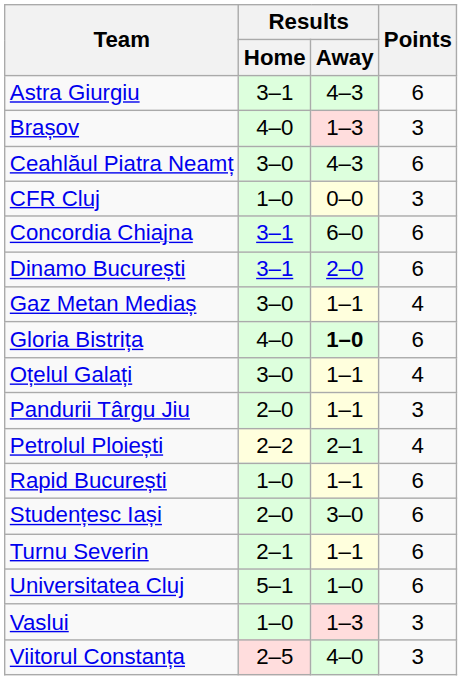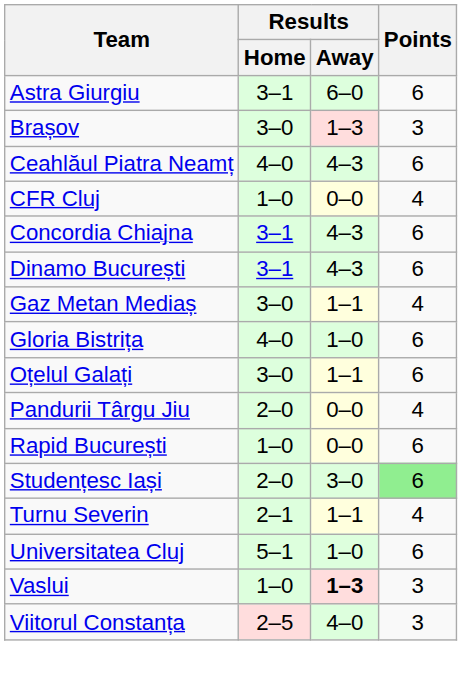(345, 92) 4–3 -> (345, 92) 6–0
(275, 127) 4–0 -> (275, 127) 3–0
(275, 163) 3–0 -> (275, 163) 4–0
(418, 198) 3 -> (418, 198) 4
(345, 233) 6–0 -> (345, 233) 4–3
(345, 269) 2–0 -> (345, 269) 4–3
(345, 339) bold -> (345, 339) normal
(418, 374) 4 -> (418, 374) 6
(345, 410) 1–1 -> (345, 410) 0–0
(418, 410) 3 -> (418, 410) 4
- row: (86, 445)
(345, 480) 1–1 -> (345, 445) 0–0
(418, 515) no background -> (418, 480) lightgreen background
(418, 551) 6 -> (418, 515) 4
(345, 621) normal -> (345, 586) bold
